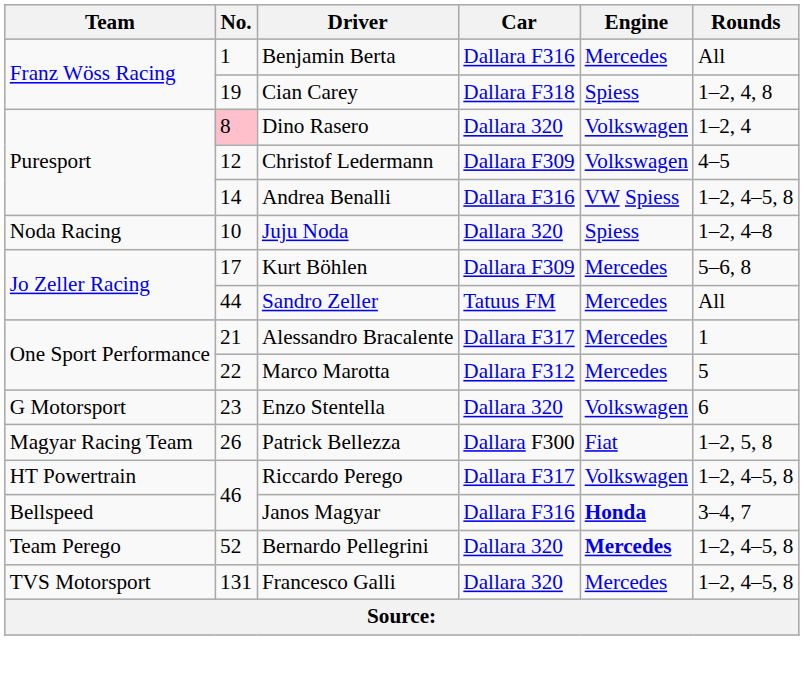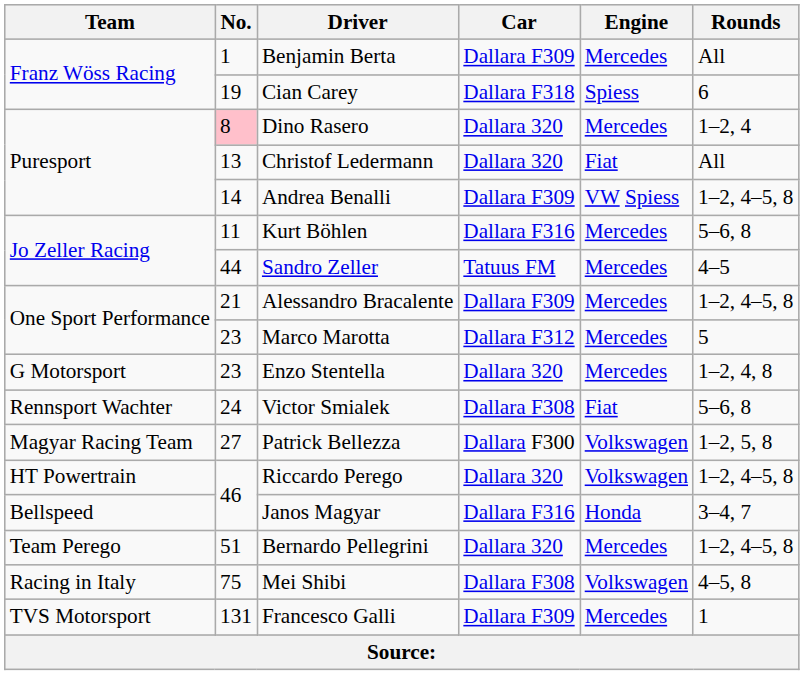(519, 56) Dallara F316 -> (519, 56) Dallara F309
(735, 91) 1–2, 4, 8 -> (703, 91) 6
(636, 126) Volkswagen -> (626, 126) Mercedes
(231, 161) 12 -> (231, 161) 13
(519, 161) Dallara F309 -> (513, 161) Dallara 320
(636, 161) Volkswagen -> (601, 161) Fiat
(714, 161) 4–5 -> (712, 161) All
(519, 196) Dallara F316 -> (519, 196) Dallara F309
- row: (305, 231)
(231, 266) 17 -> (230, 231) 11
(519, 266) Dallara F309 -> (519, 231) Dallara F316
(712, 301) All -> (714, 266) 4–5
(519, 336) Dallara F317 -> (519, 301) Dallara F309
(703, 336) 1 -> (746, 301) 1–2, 4–5, 8
(231, 371) 22 -> (231, 336) 23
(636, 406) Volkswagen -> (626, 371) Mercedes
(703, 406) 6 -> (735, 371) 1–2, 4, 8
+ row: (326, 406)
(231, 441) 26 -> (231, 441) 27
(601, 441) Fiat -> (636, 441) Volkswagen
(519, 476) Dallara F317 -> (513, 476) Dallara 320
(615, 511) bold -> (613, 511) normal
(231, 546) 52 -> (231, 546) 51
(628, 546) bold -> (626, 546) normal
+ row: (304, 581)
(513, 581) Dallara 320 -> (519, 616) Dallara F309
(746, 581) 1–2, 4–5, 8 -> (703, 616) 1
